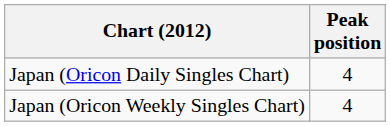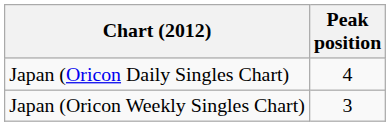(348, 105) 4 -> (348, 105) 3
